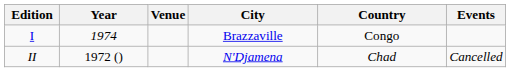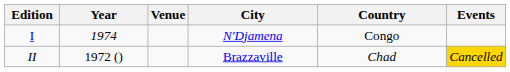(253, 35) Brazzaville -> (253, 35) N'Djamena
(253, 56) N'Djamena -> (253, 56) Brazzaville
(476, 56) no background -> (476, 56) gold background
